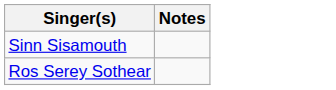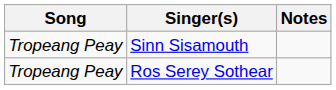+ column: (65, 18)
